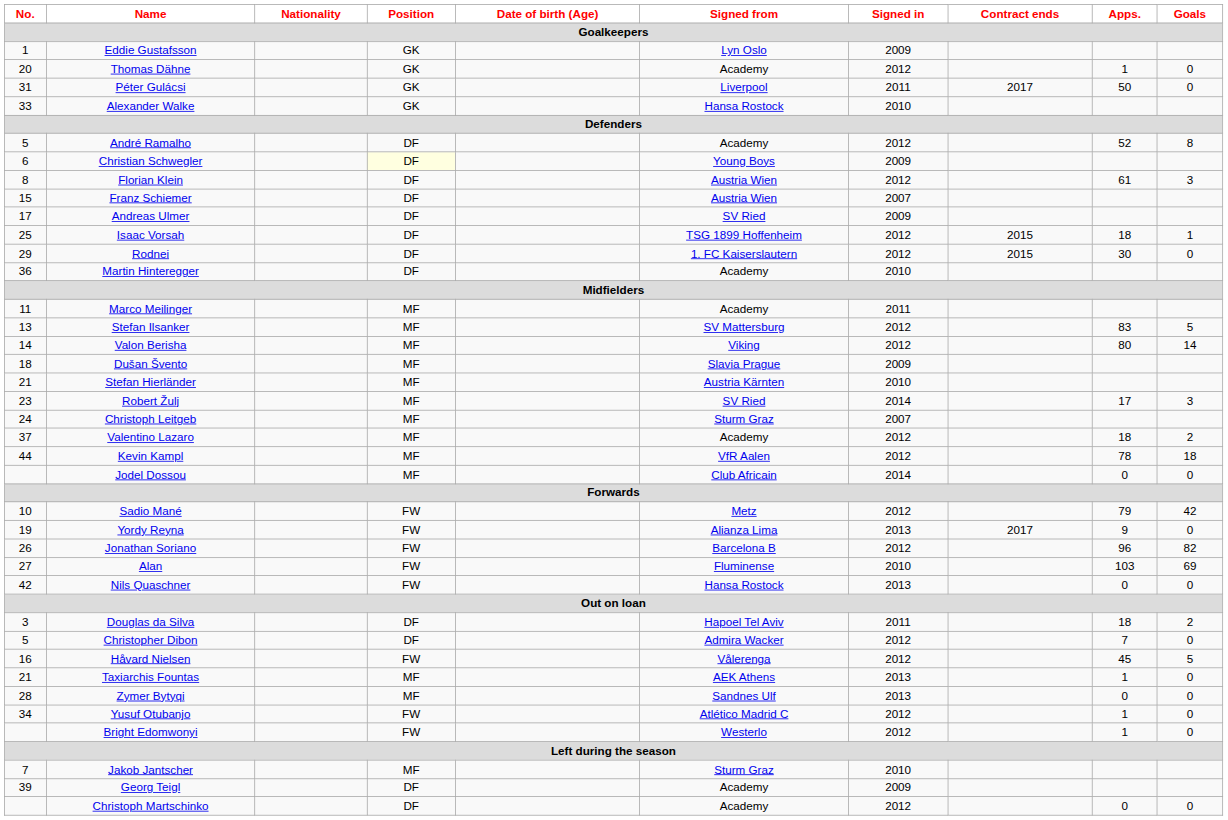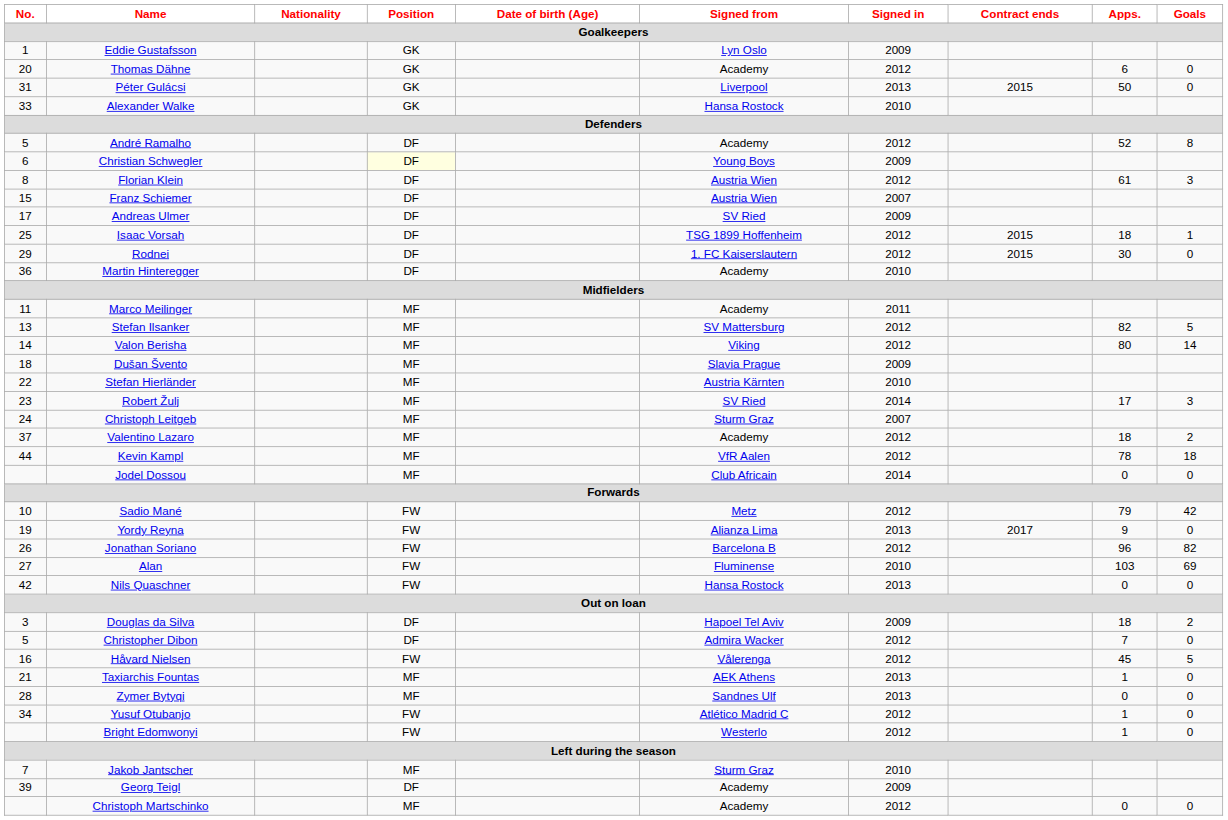(1125, 69) 1 -> (1125, 69) 6
(898, 88) 2011 -> (898, 88) 2013
(1020, 88) 2017 -> (1020, 88) 2015
(1125, 327) 83 -> (1125, 327) 82
(25, 383) 21 -> (25, 383) 22
(898, 622) 2011 -> (898, 622) 2009
(411, 806) DF -> (411, 806) MF
